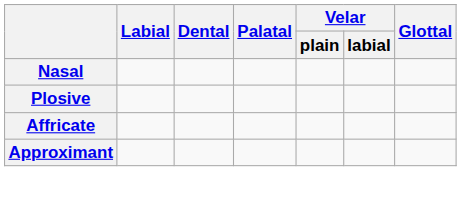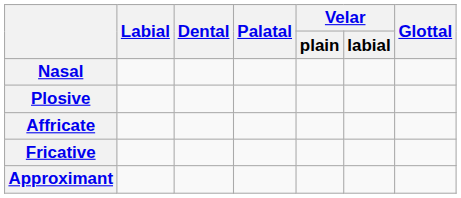+ row: (61, 152)
